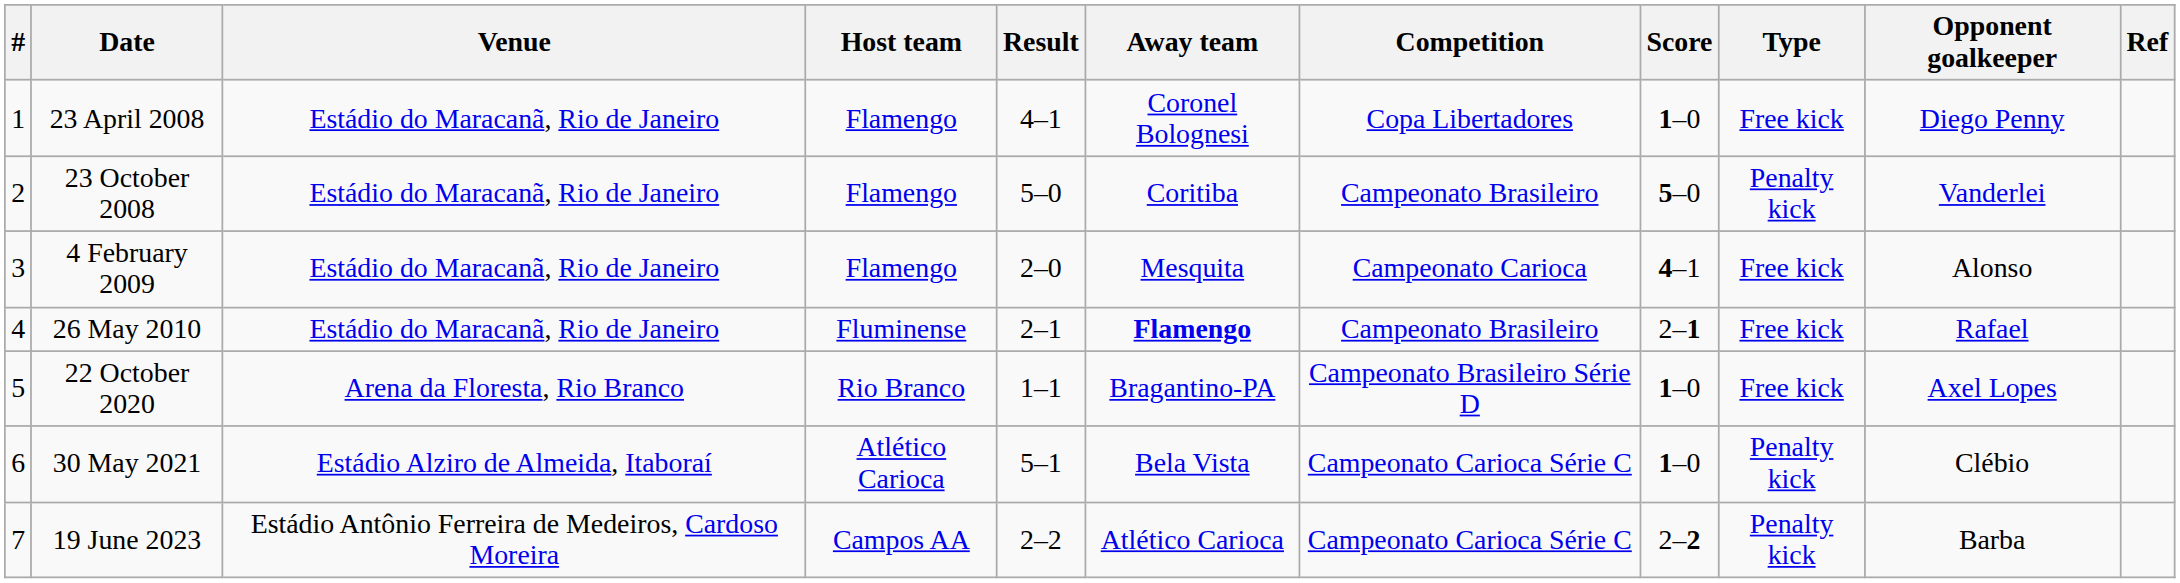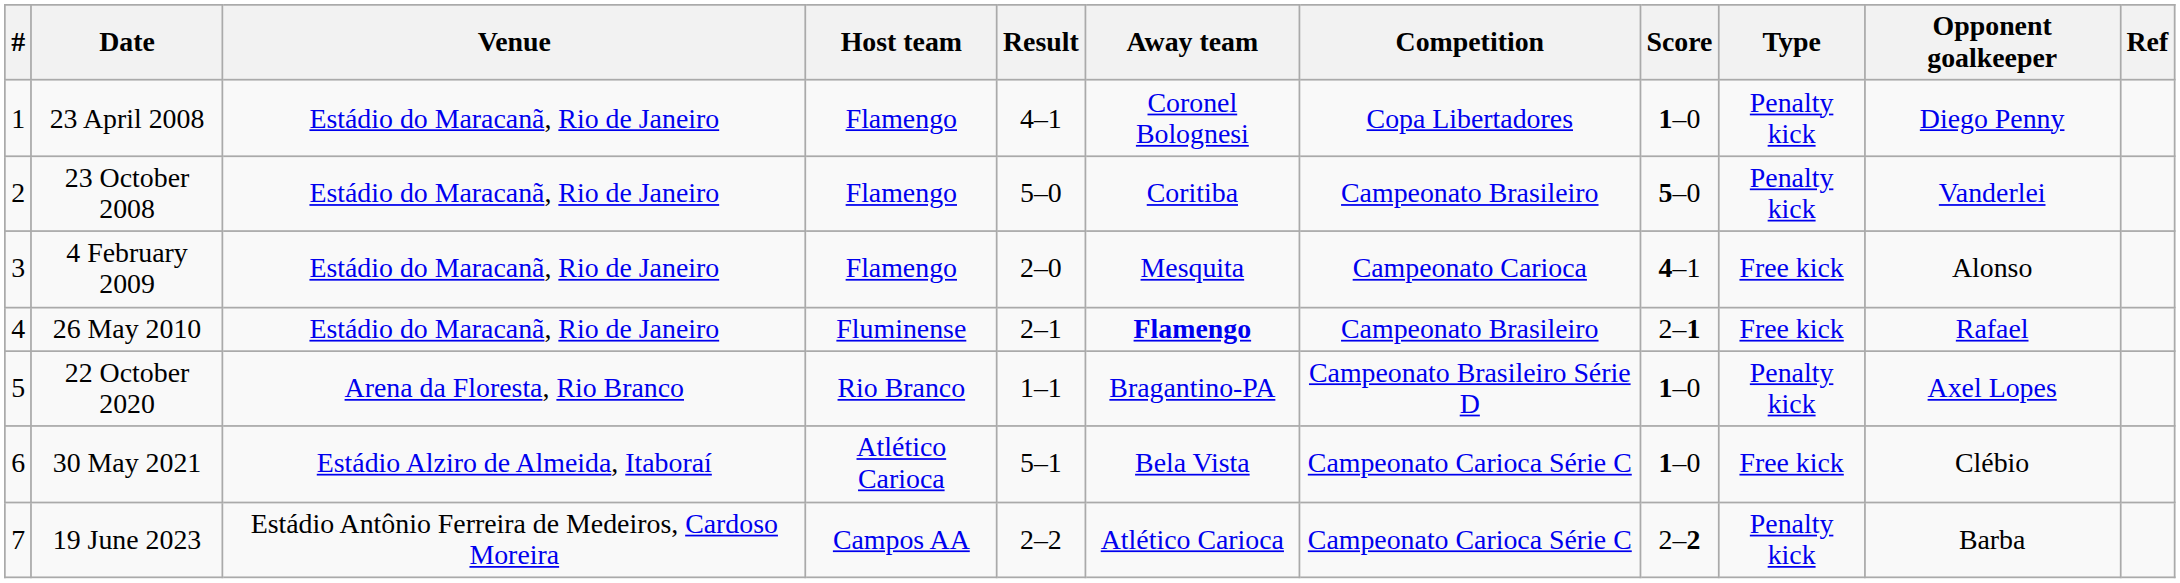(1792, 117) Free kick -> (1792, 117) Penalty kick
(1792, 388) Free kick -> (1792, 388) Penalty kick
(1792, 463) Penalty kick -> (1792, 463) Free kick
